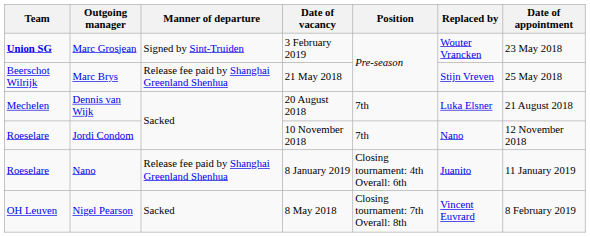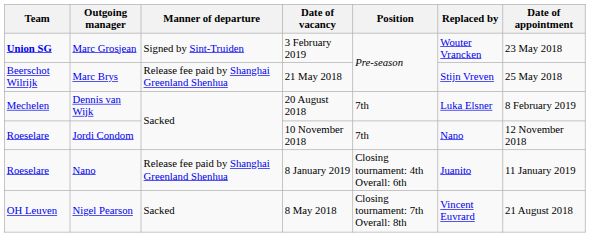(539, 106) 21 August 2018 -> (540, 106) 8 February 2019
(540, 211) 8 February 2019 -> (539, 211) 21 August 2018
